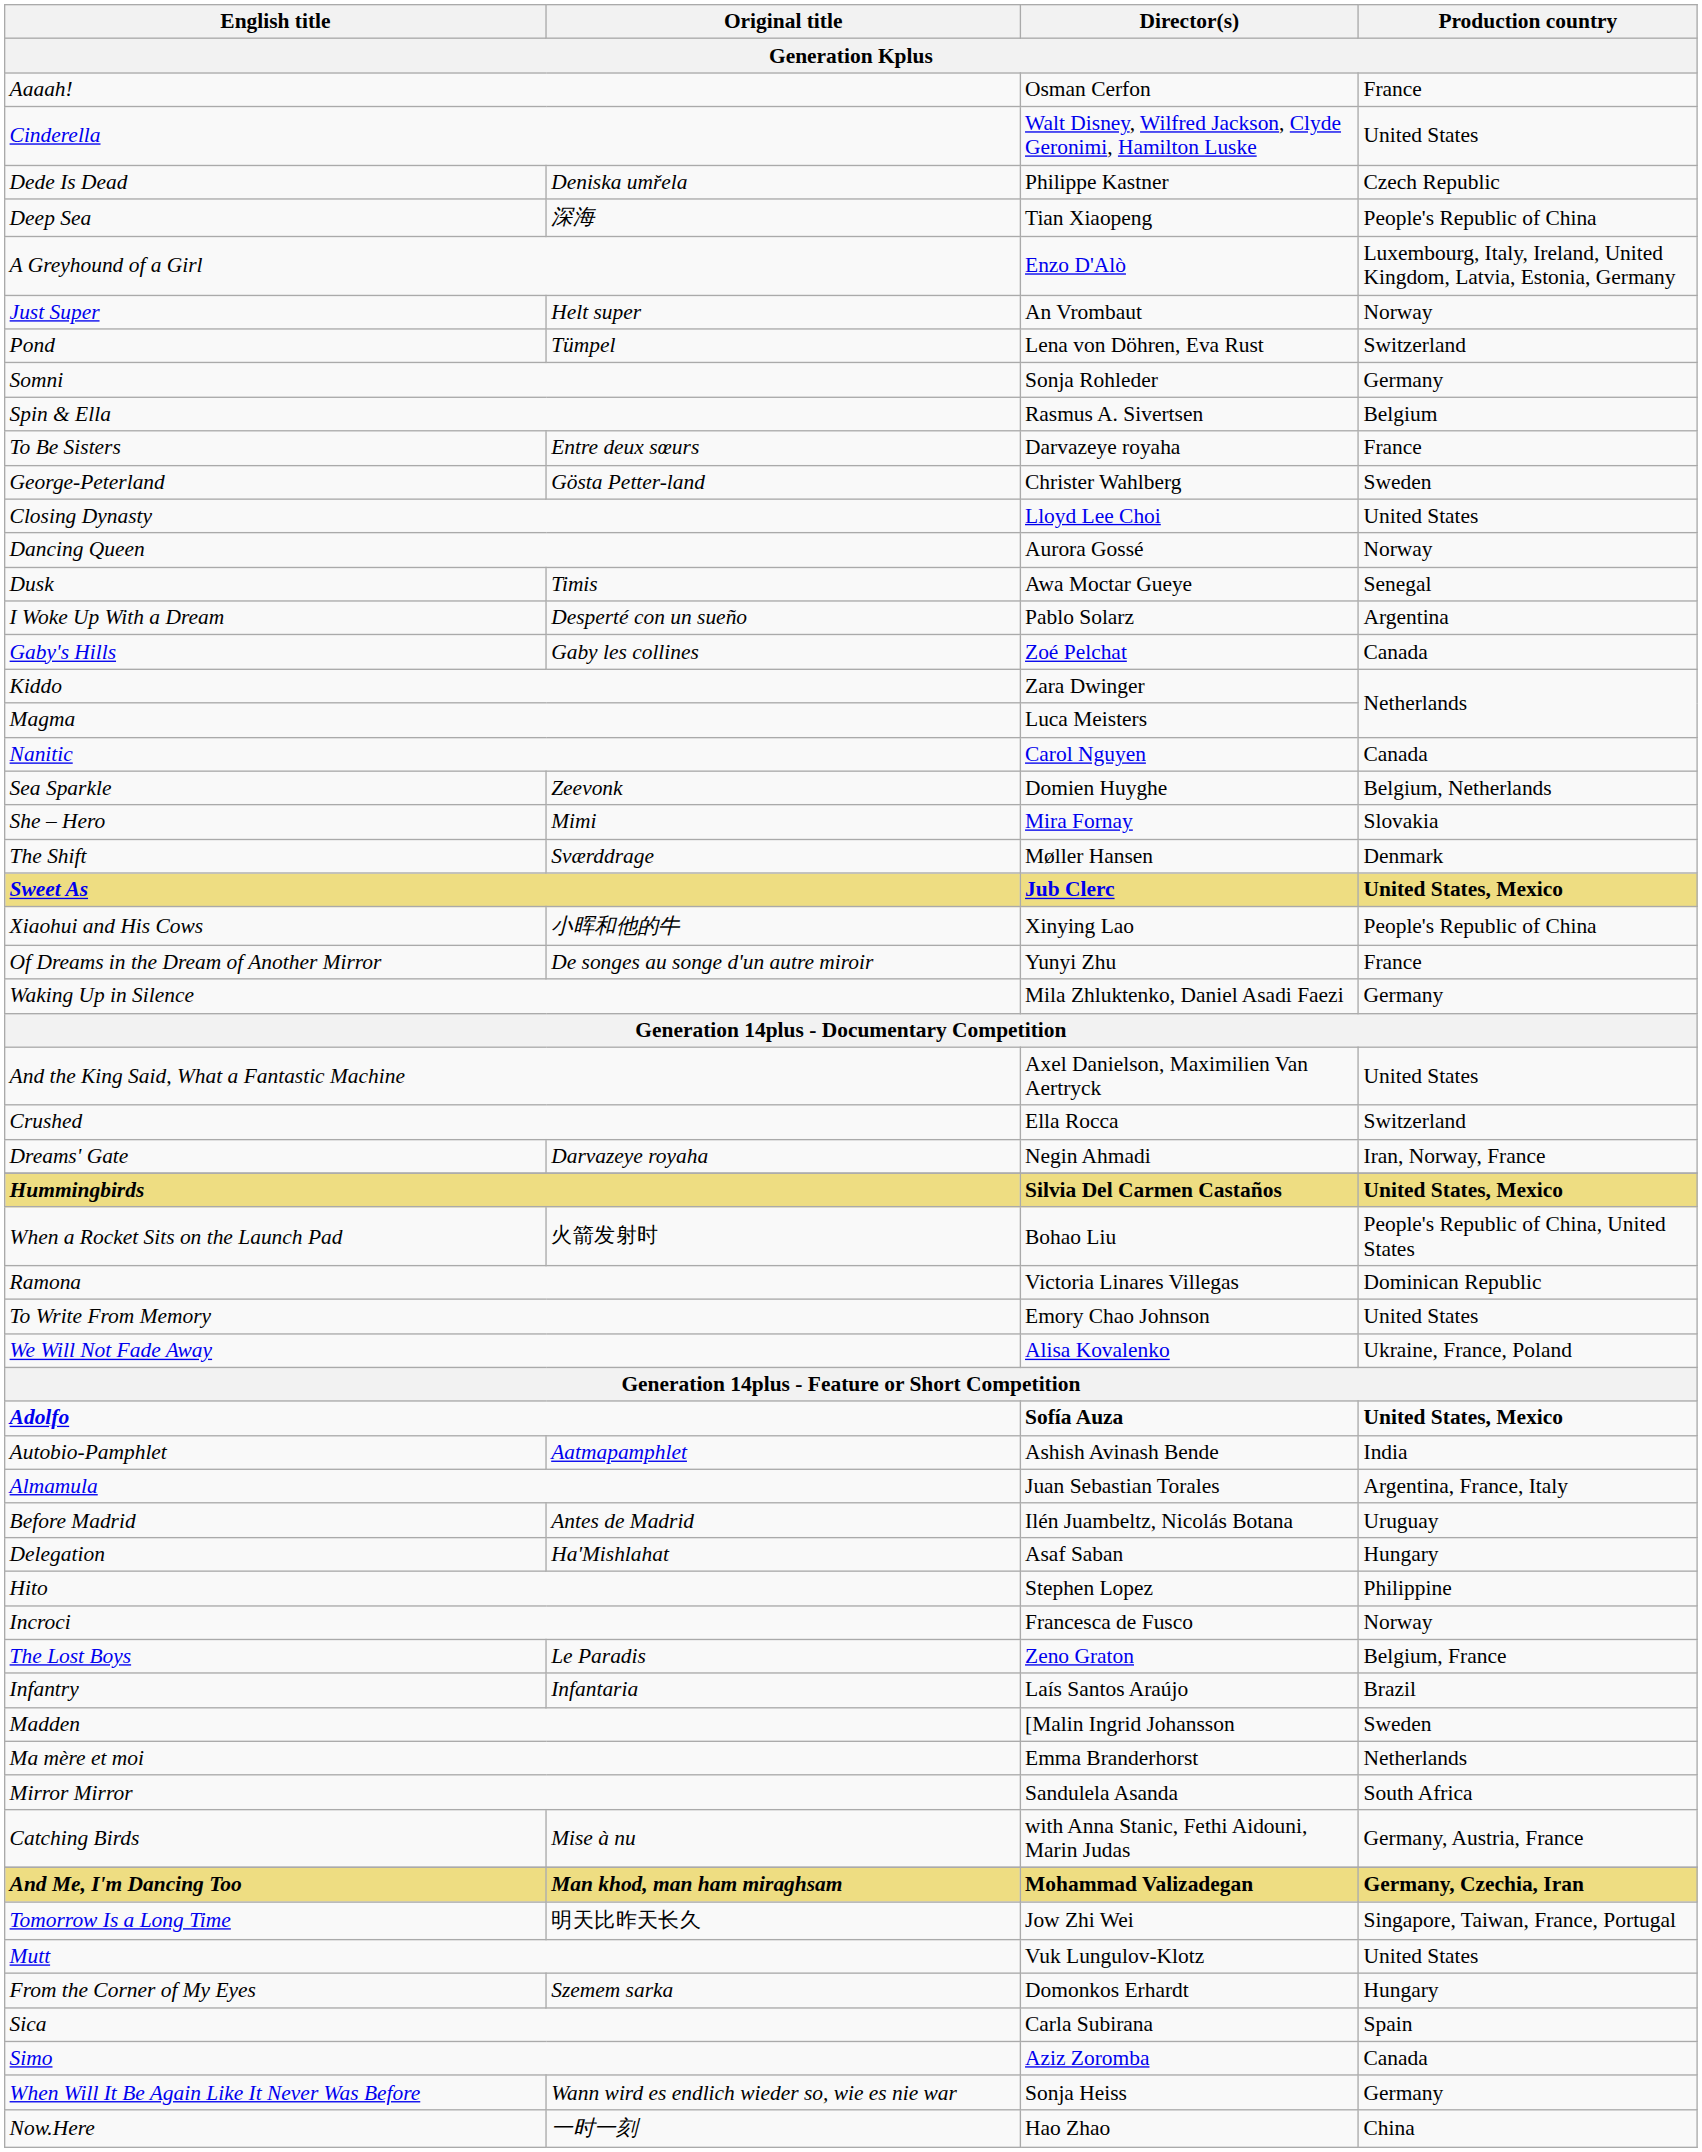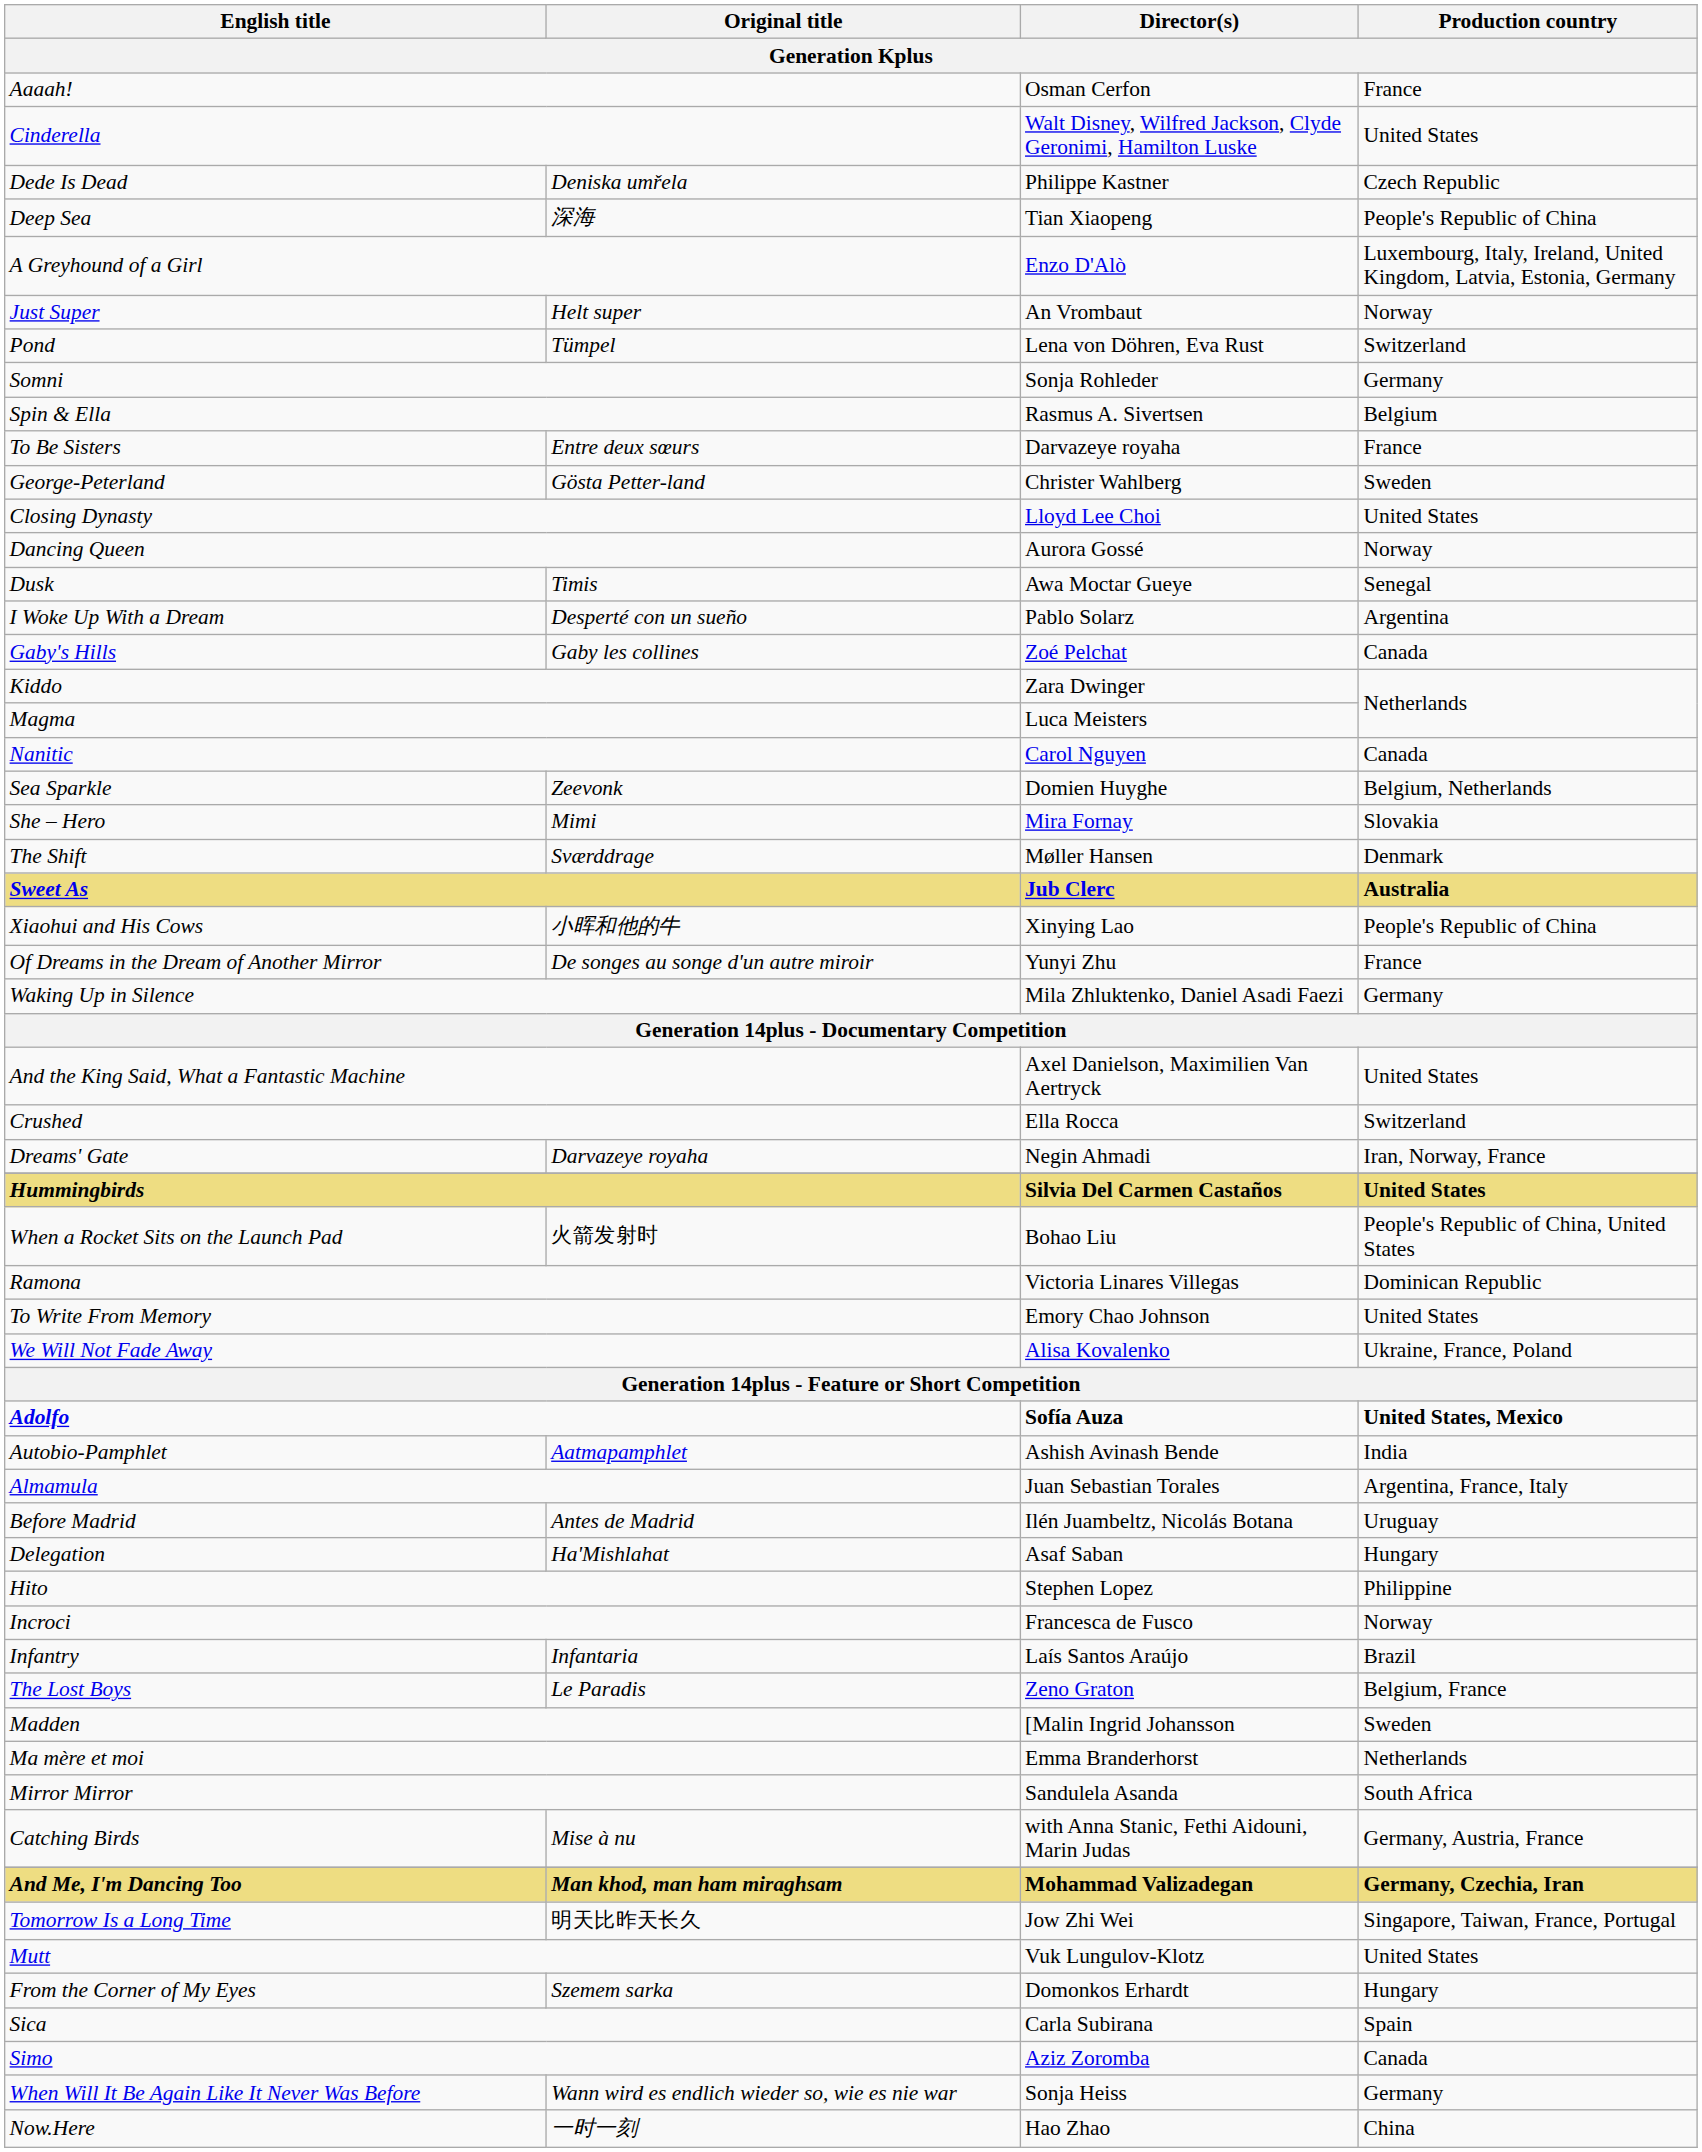(1463, 889) United States, Mexico -> (1406, 889) Australia
(1463, 1189) United States, Mexico -> (1425, 1189) United States
rows swapped: (44, 1690) <-> (70, 1656)
